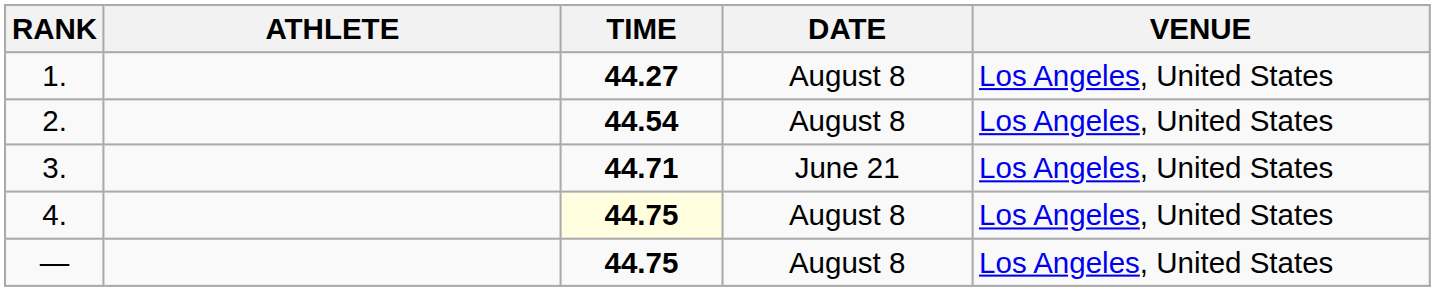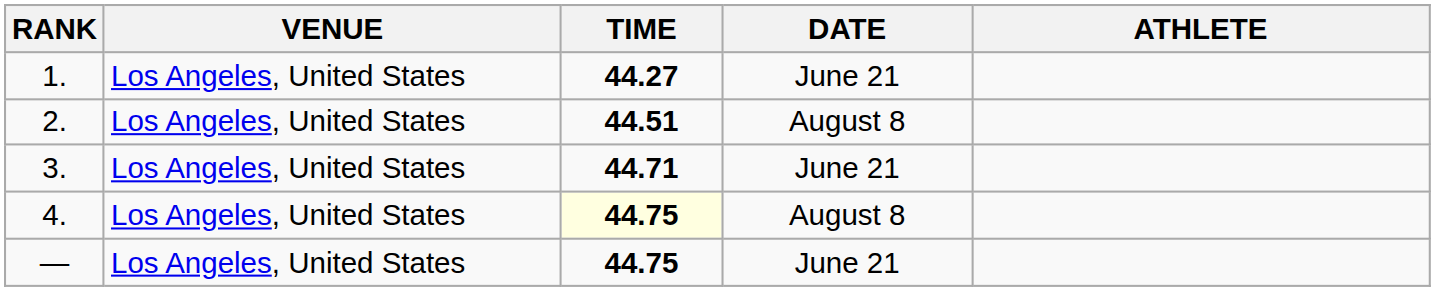columns swapped: (332, 29) <-> (1200, 29)
(847, 75) August 8 -> (847, 75) June 21
(641, 122) 44.54 -> (641, 122) 44.51
(847, 262) August 8 -> (847, 262) June 21
